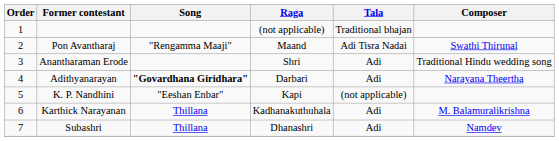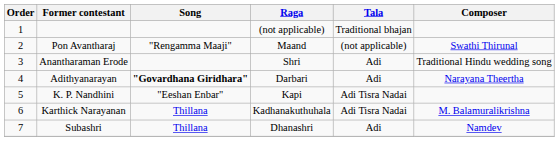(374, 45) Adi Tisra Nadai -> (374, 45) (not applicable)
(374, 95) (not applicable) -> (374, 95) Adi Tisra Nadai
(374, 111) Adi -> (374, 111) Adi Tisra Nadai
